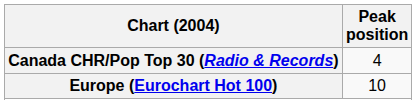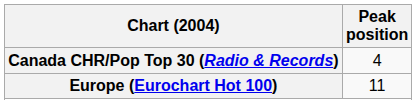(377, 85) 10 -> (377, 85) 11
